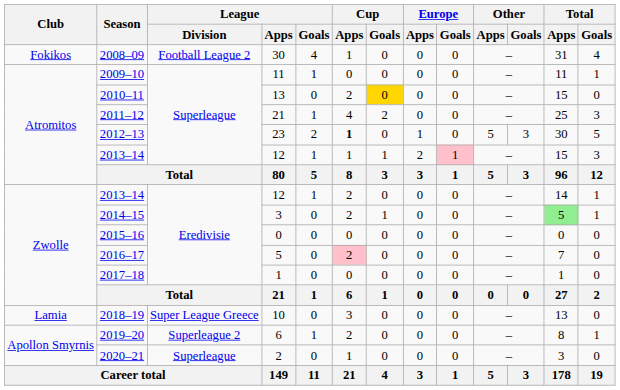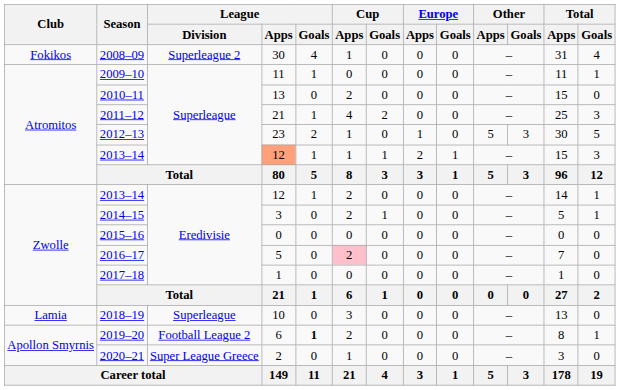(204, 54) Football League 2 -> (204, 54) Superleague 2
(385, 94) gold background -> (385, 94) no background
(349, 134) bold -> (349, 134) normal
(279, 154) no background -> (279, 154) lightsalmon background
(455, 154) pink background -> (455, 154) no background
(561, 214) lightgreen background -> (561, 214) no background
(204, 315) Super League Greece -> (204, 315) Superleague
(204, 335) Superleague 2 -> (204, 335) Football League 2
(314, 335) normal -> (314, 335) bold
(204, 355) Superleague -> (204, 355) Super League Greece
